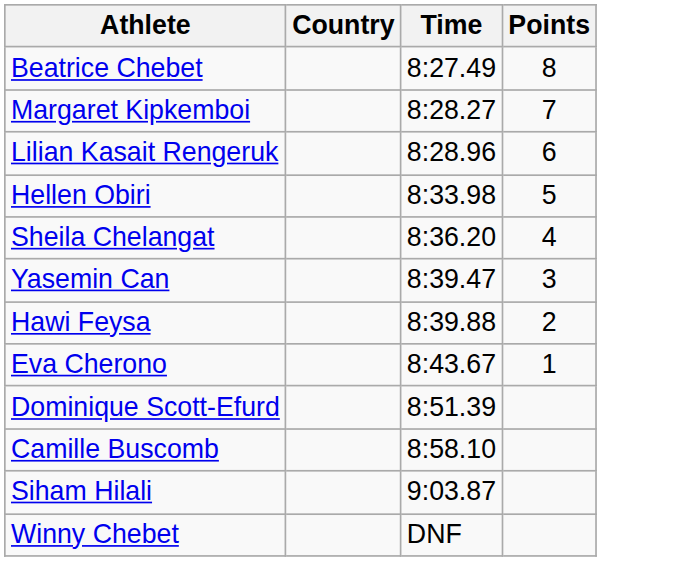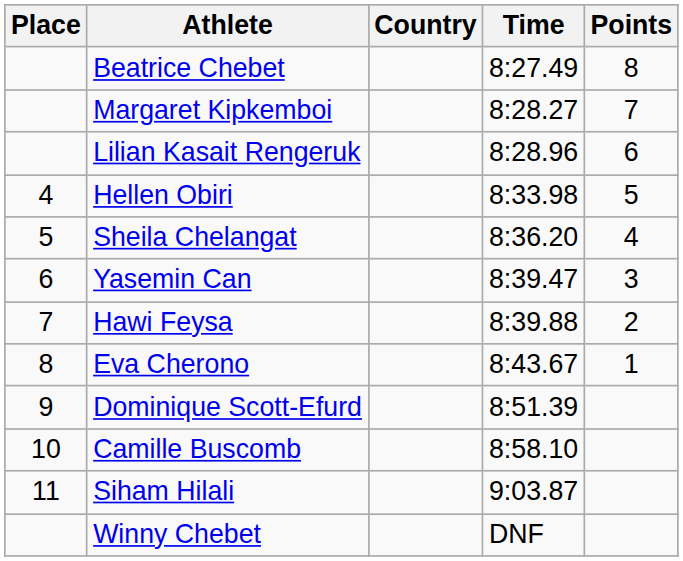+ column: (46, 25)
